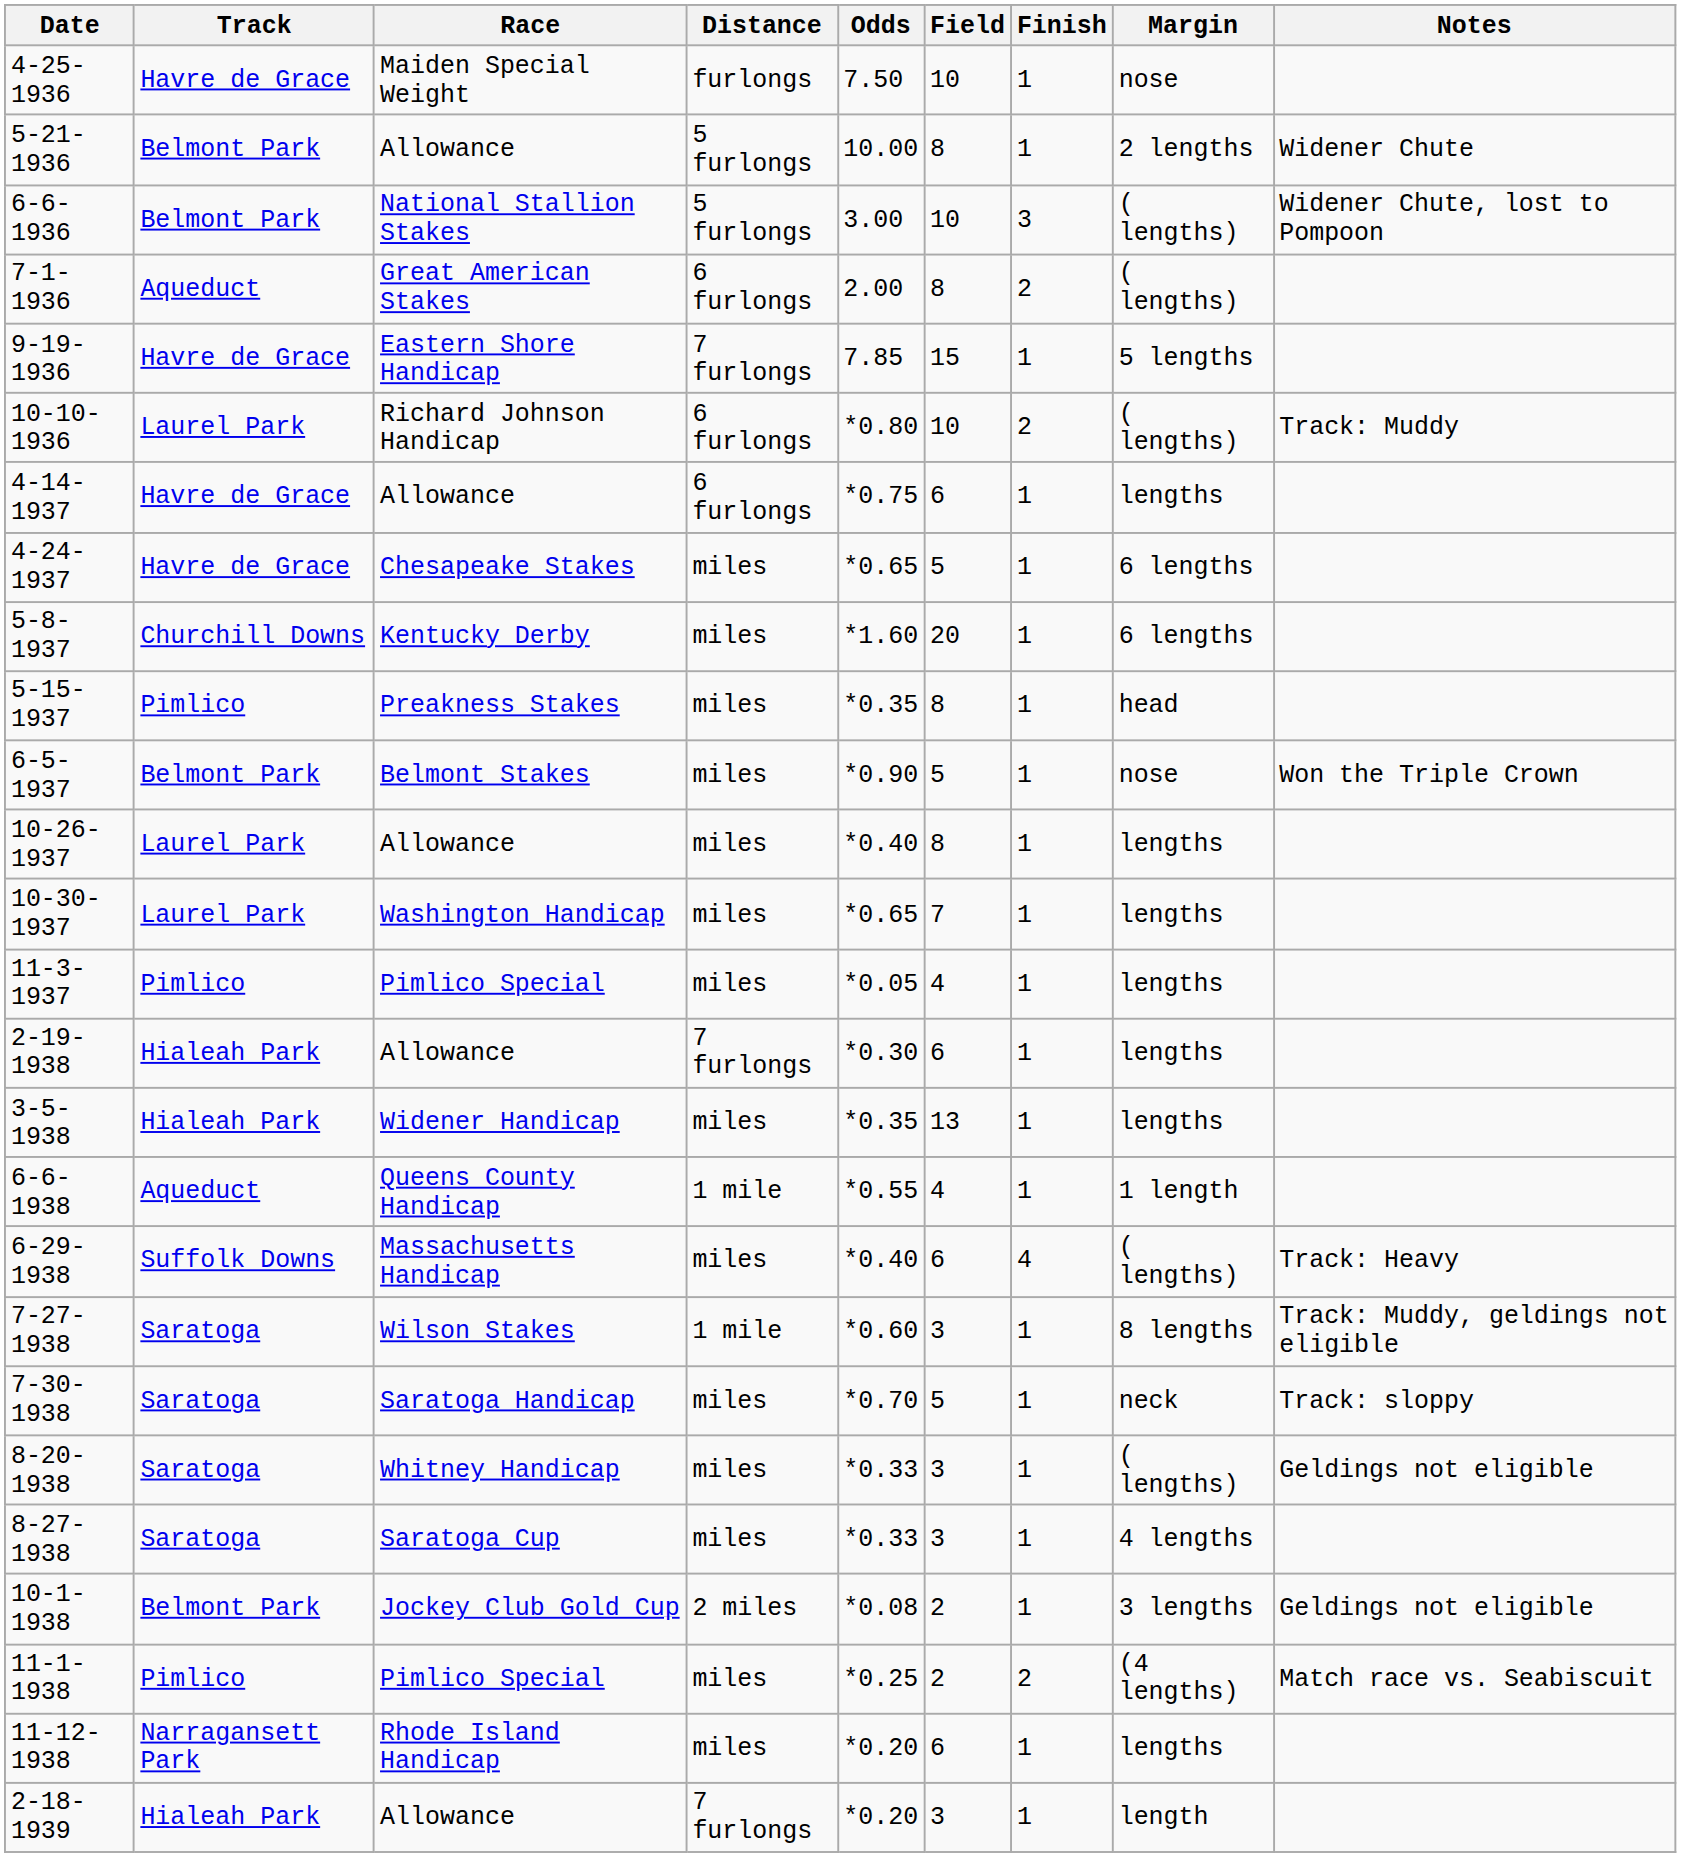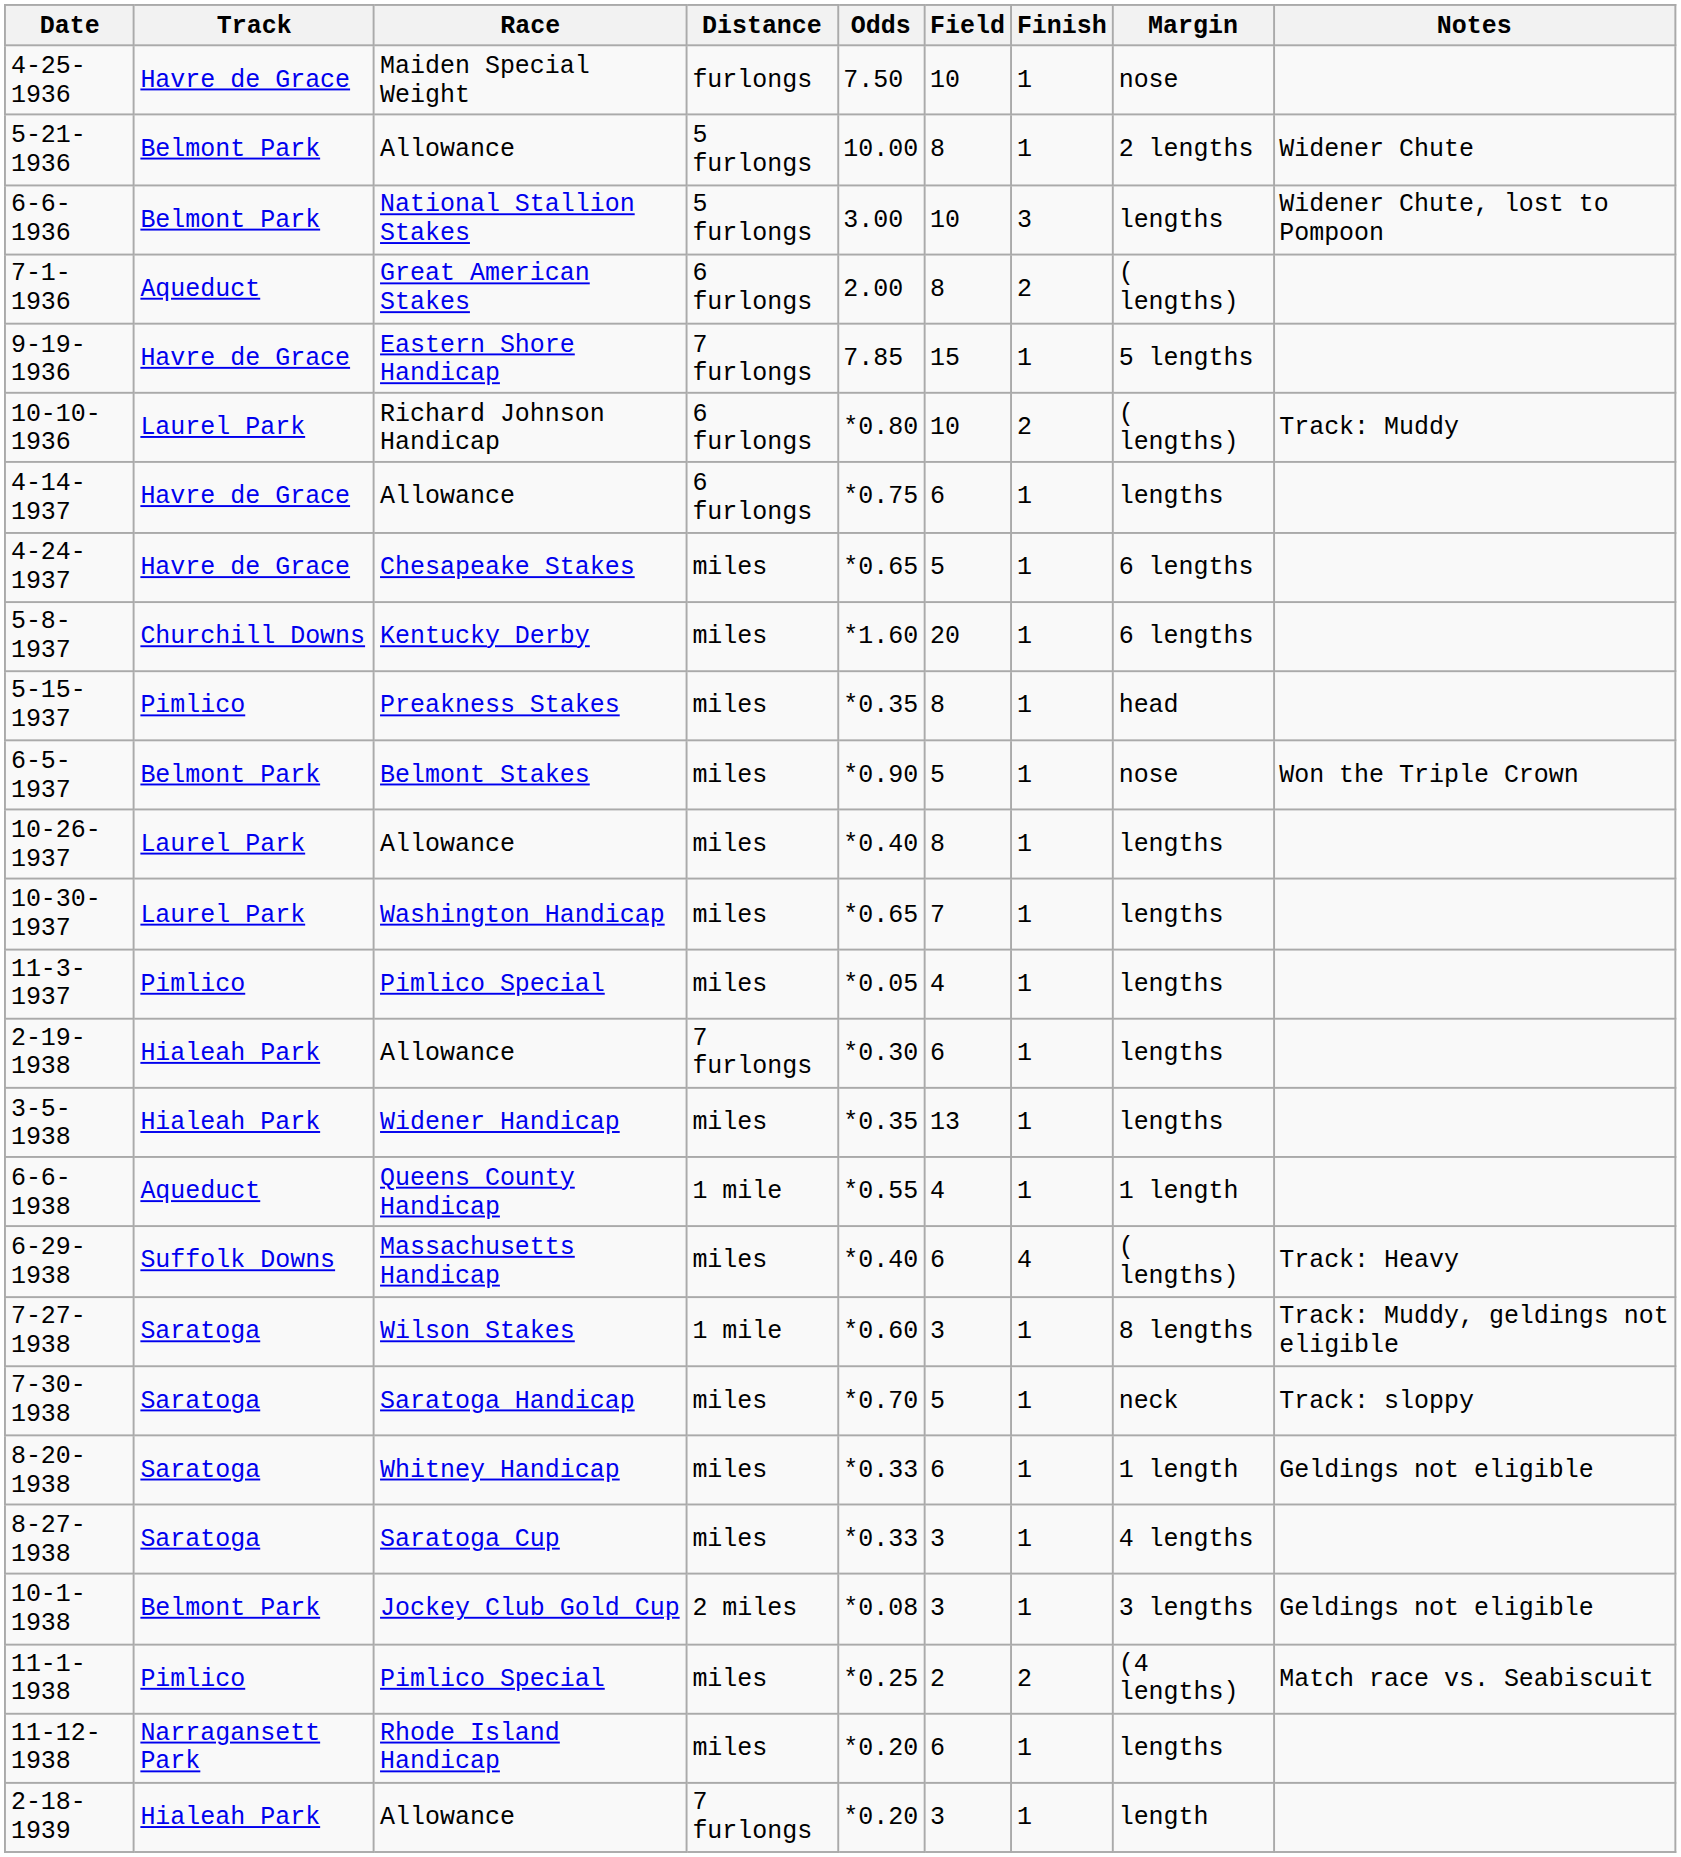(1179, 219) ( lengths) -> (1171, 219) lengths
(938, 1470) 3 -> (938, 1470) 6
(1179, 1470) ( lengths) -> (1179, 1470) 1 length
(938, 1609) 2 -> (938, 1609) 3
